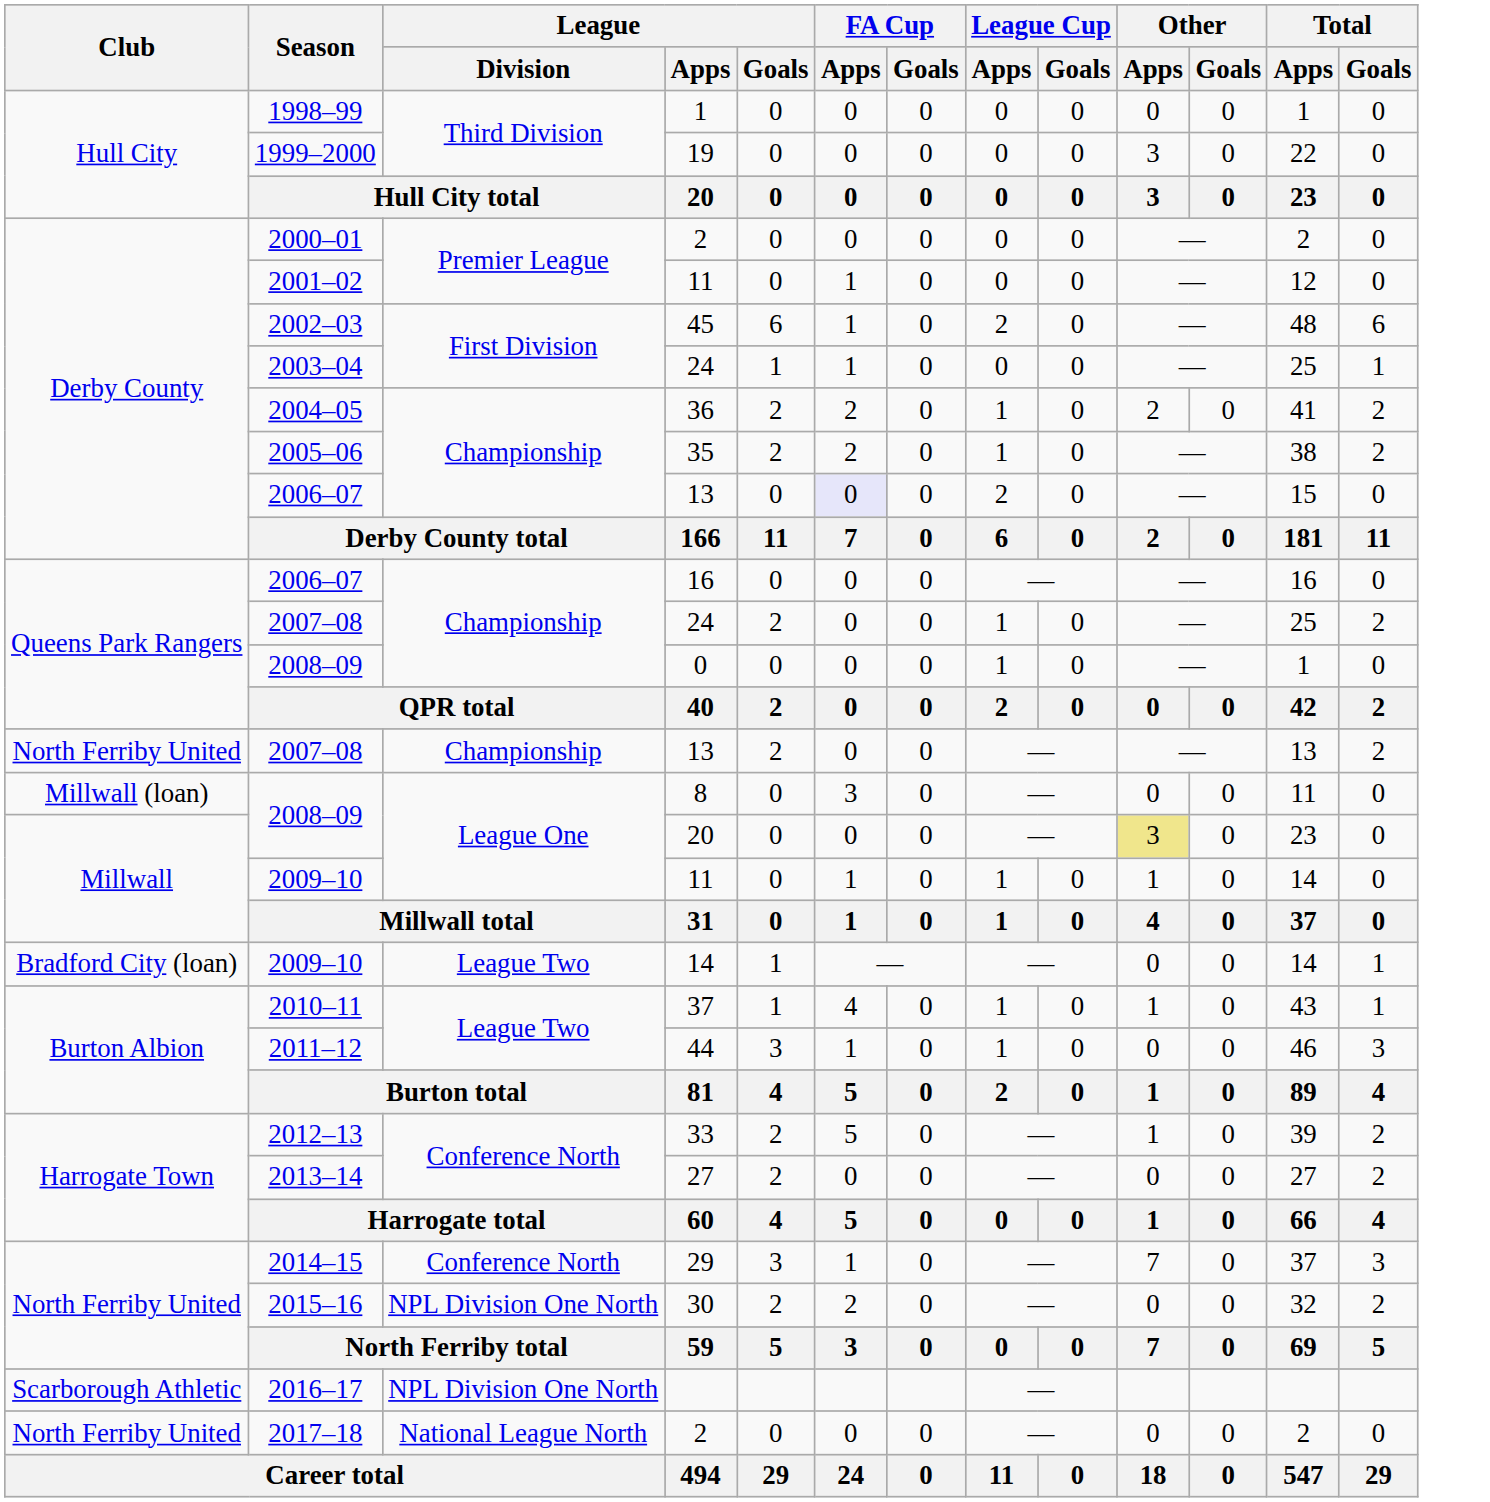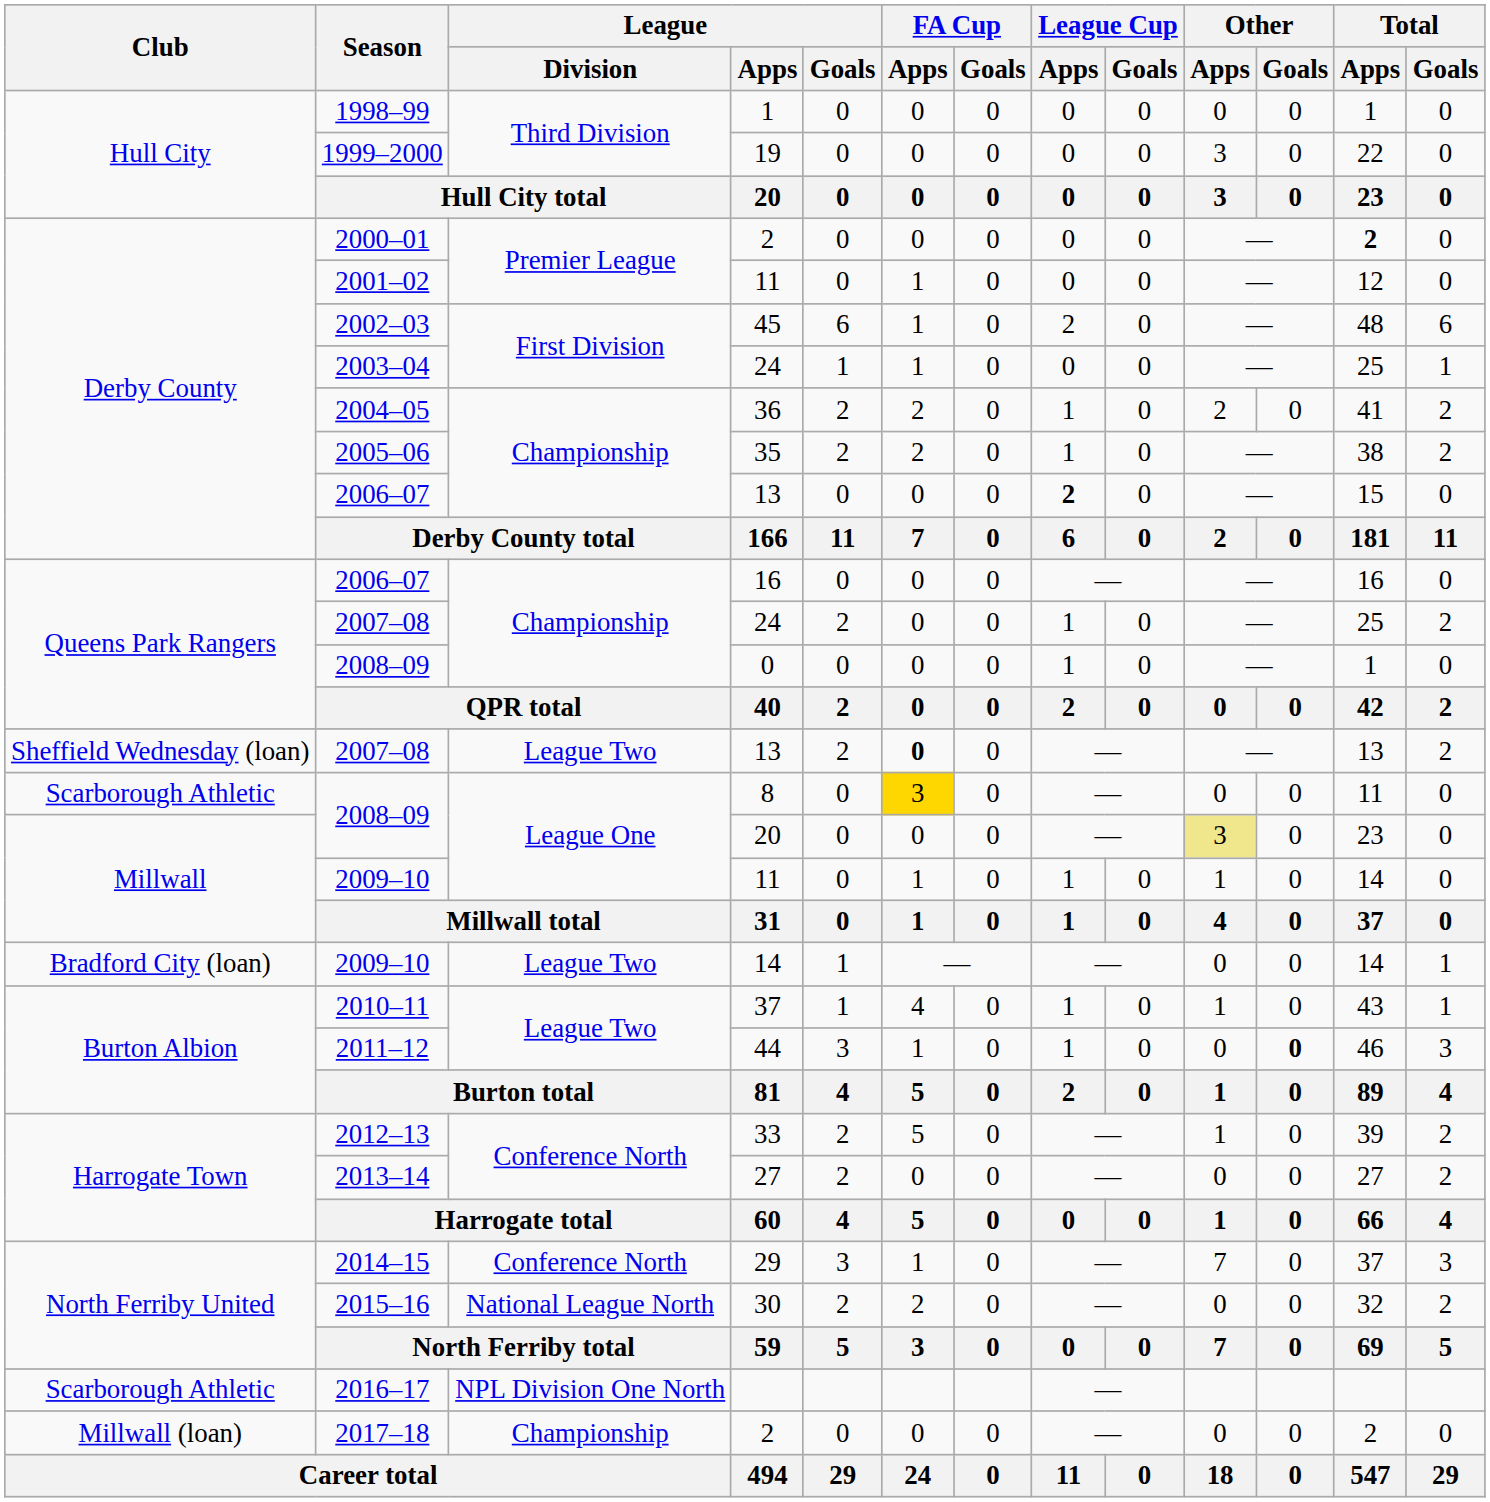(1303, 238) normal -> (1370, 238) bold
(851, 494) lavender background -> (918, 494) no background
(1001, 494) normal -> (1068, 494) bold
(127, 750) North Ferriby United -> (160, 750) Sheffield Wednesday (loan)
(523, 750) Championship -> (590, 750) League Two
(851, 750) normal -> (918, 750) bold
(127, 793) Millwall (loan) -> (160, 793) Scarborough Athletic
(851, 793) no background -> (918, 793) gold background
(1228, 1048) normal -> (1295, 1048) bold
(523, 1304) NPL Division One North -> (590, 1304) National League North
(127, 1432) North Ferriby United -> (160, 1432) Millwall (loan)
(523, 1432) National League North -> (590, 1432) Championship
